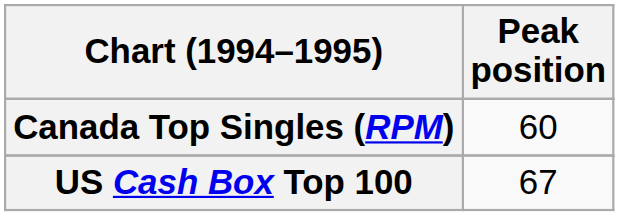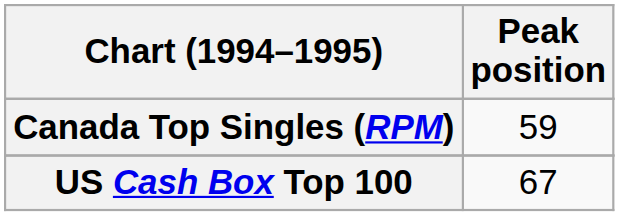(538, 126) 60 -> (538, 126) 59
